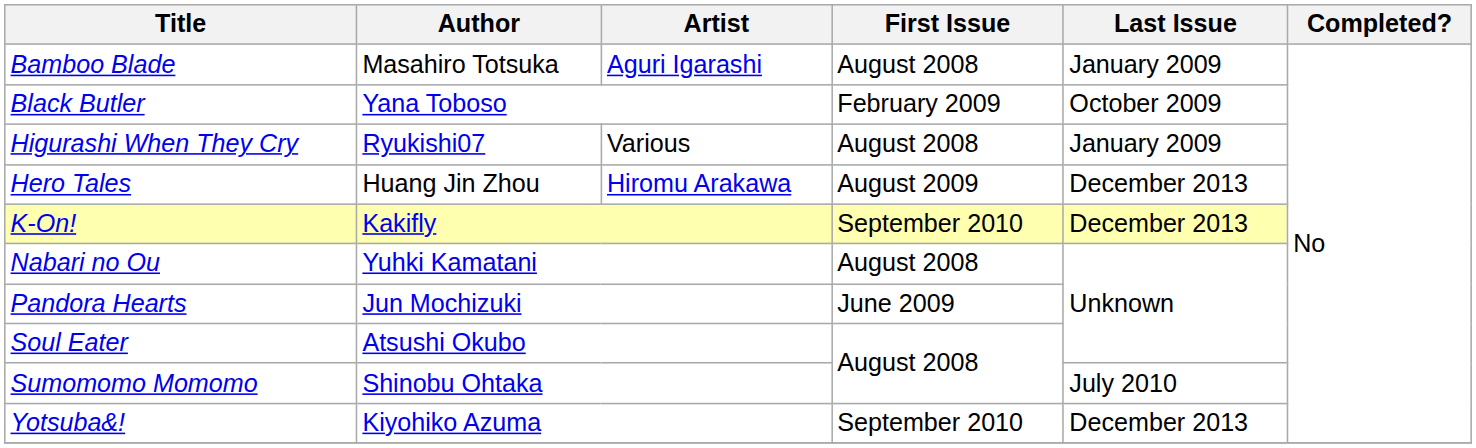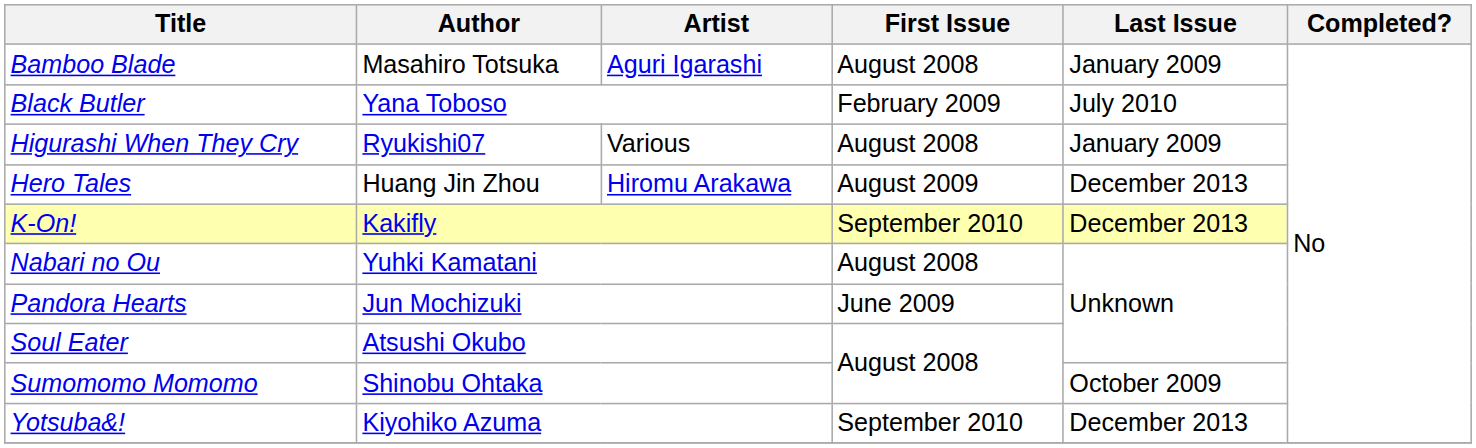(1145, 104) October 2009 -> (1123, 104) July 2010
(1123, 382) July 2010 -> (1145, 382) October 2009
